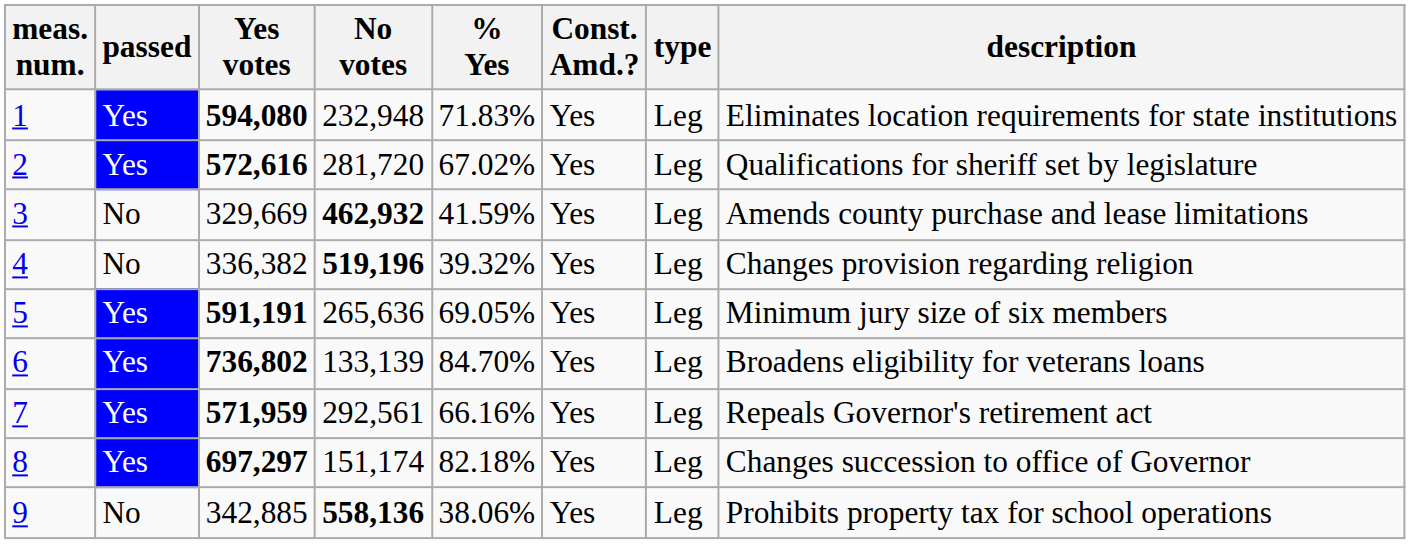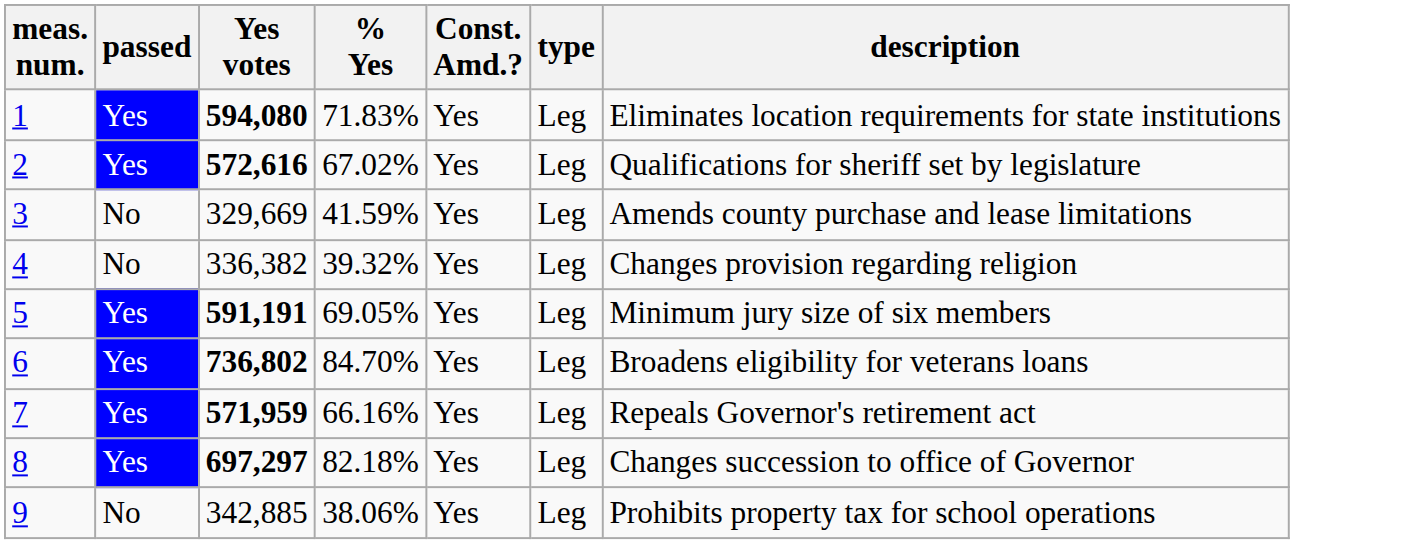- column: (373, 47)
